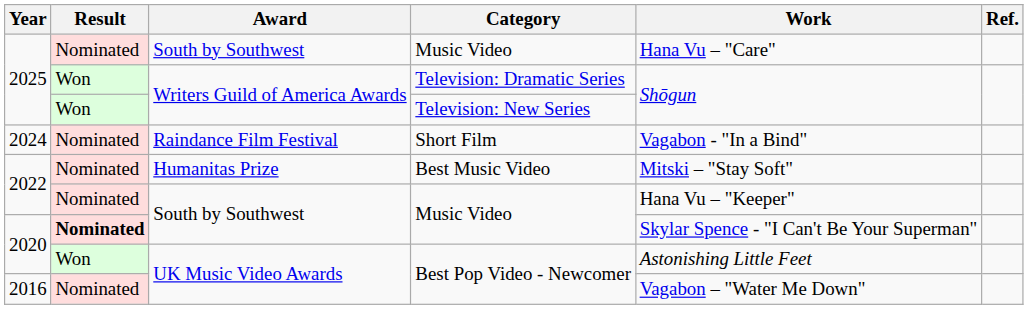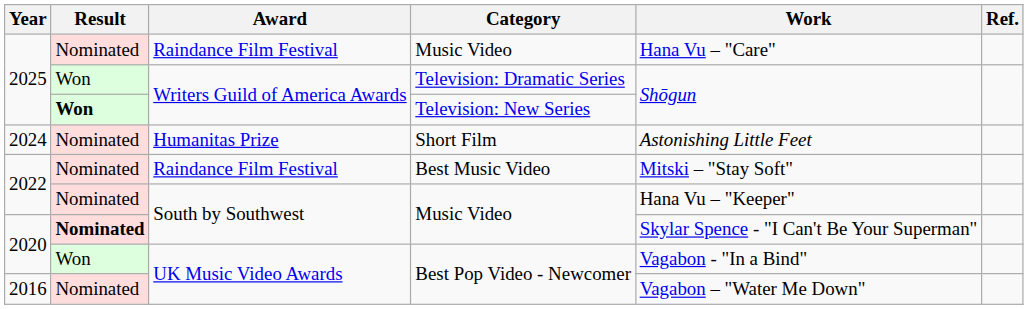(229, 49) South by Southwest -> (246, 49) Raindance Film Festival
(73, 109) normal -> (74, 109) bold
(246, 139) Raindance Film Festival -> (216, 139) Humanitas Prize
(723, 139) Vagabon - "In a Bind" -> (726, 139) Astonishing Little Feet
(216, 169) Humanitas Prize -> (246, 169) Raindance Film Festival
(726, 259) Astonishing Little Feet -> (723, 259) Vagabon - "In a Bind"
